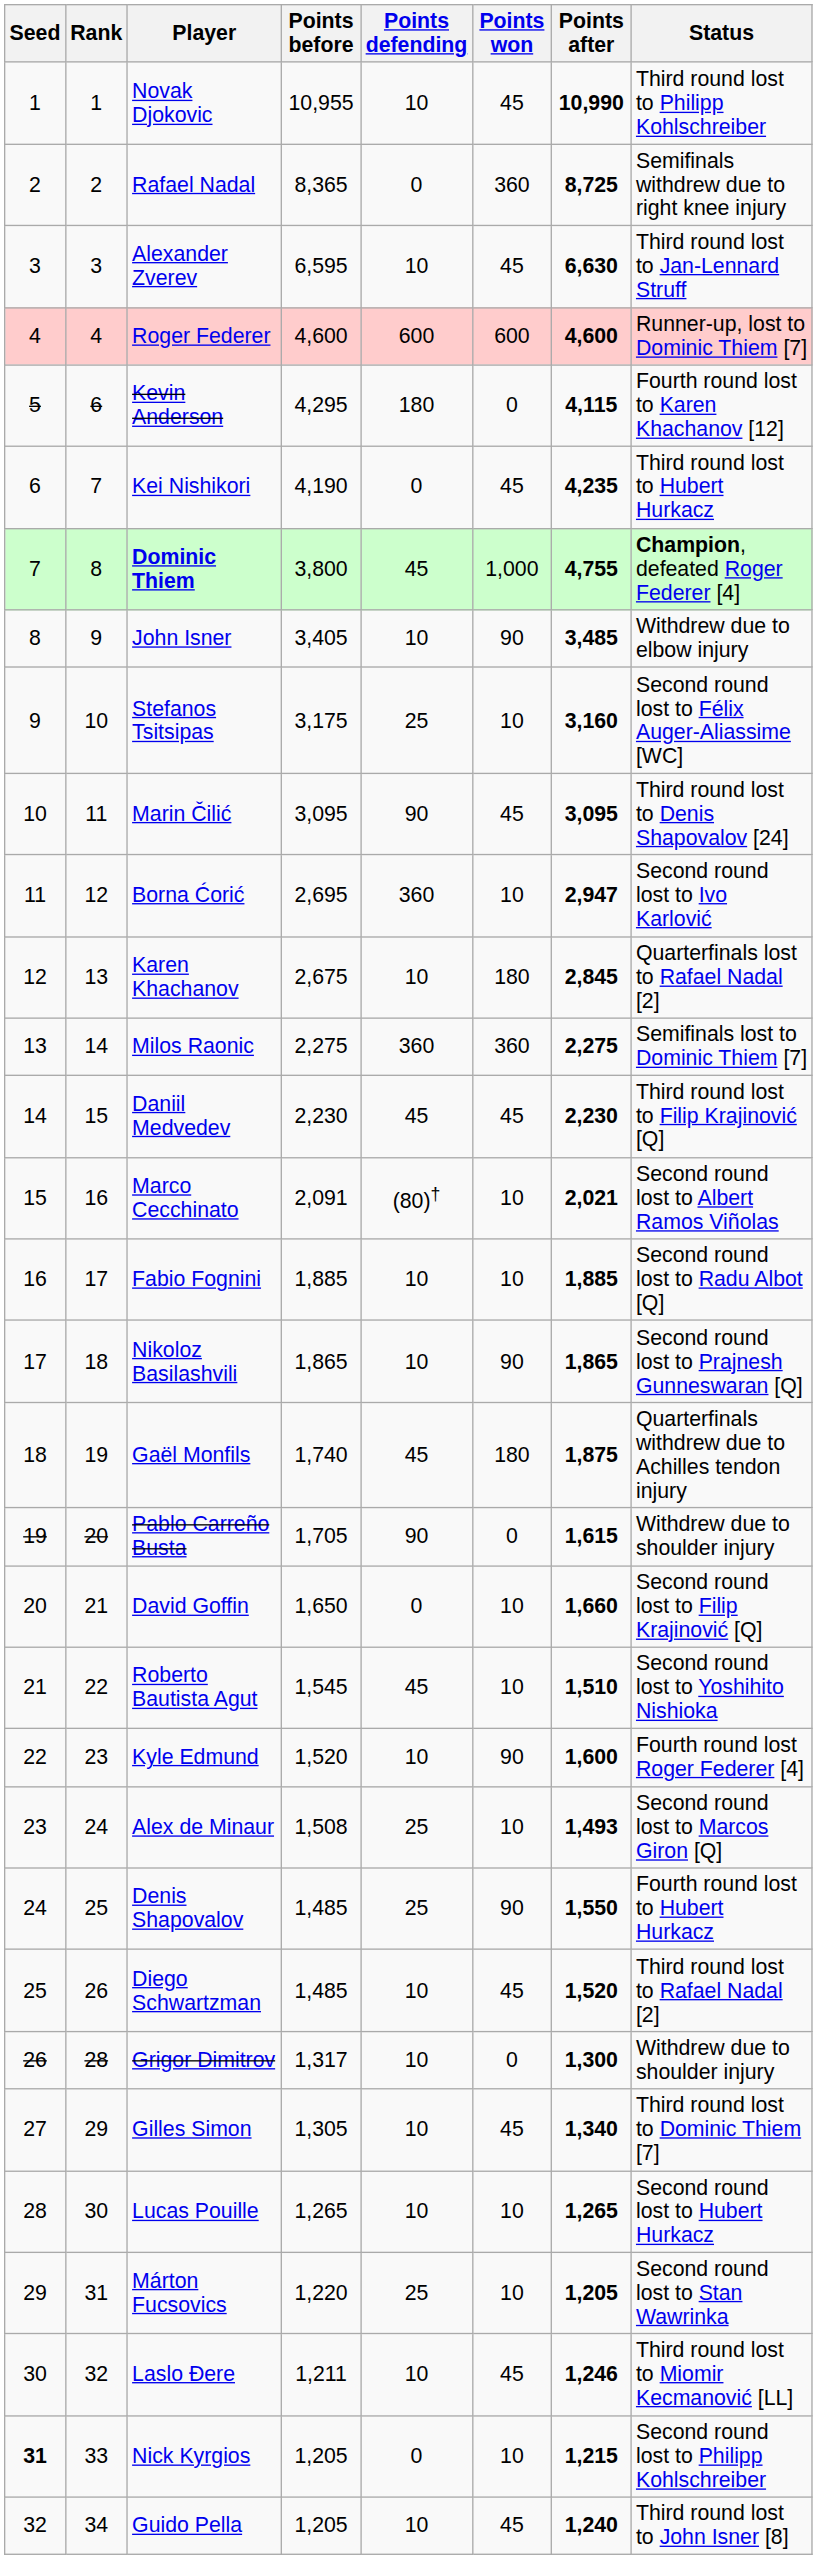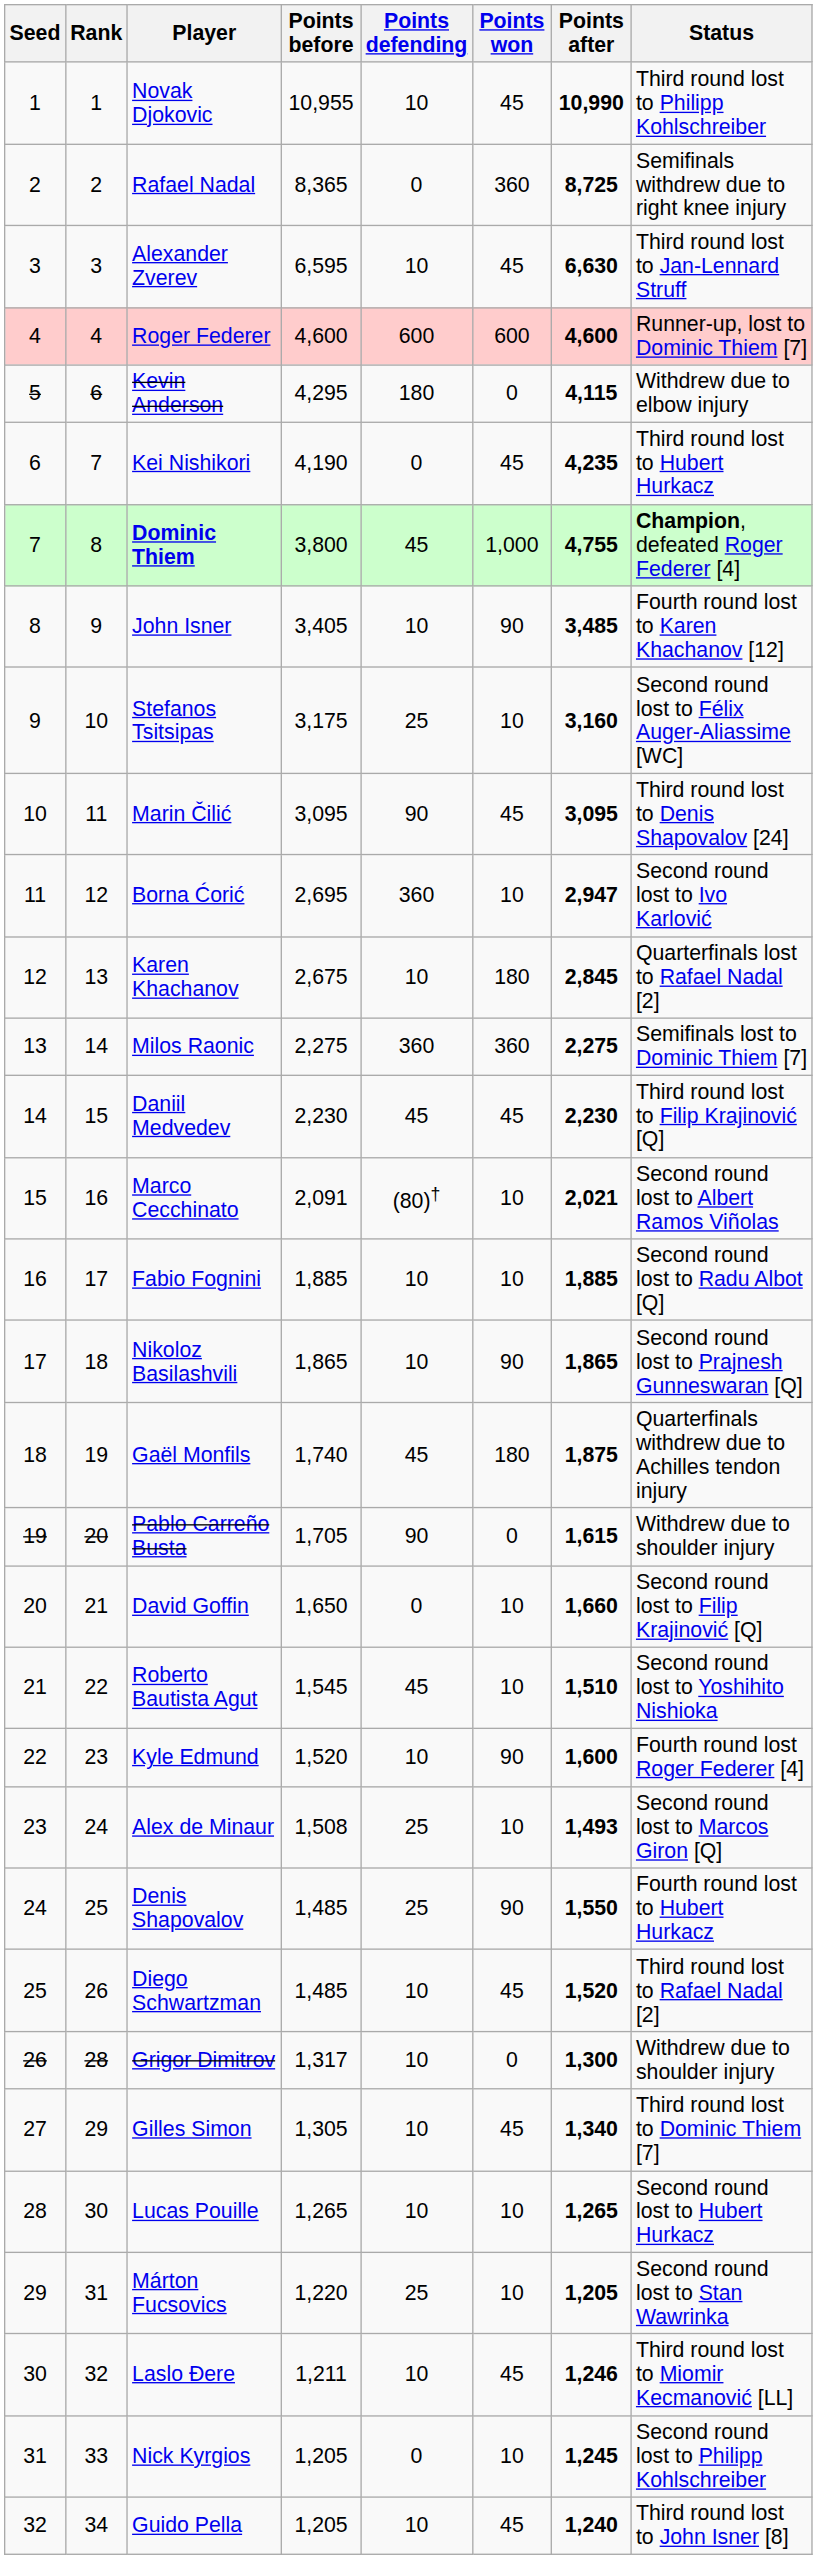(716, 405) Fourth round lost to Karen Khachanov [12] -> (713, 393) Withdrew due to elbow injury
(713, 638) Withdrew due to elbow injury -> (716, 626) Fourth round lost to Karen Khachanov [12]
(35, 2456) bold -> (35, 2456) normal
(591, 2456) 1,215 -> (591, 2456) 1,245
